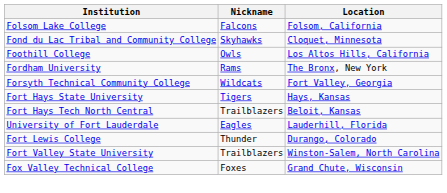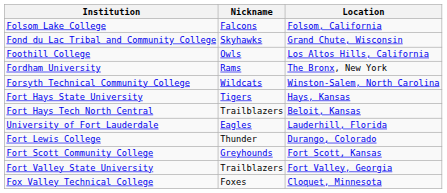(335, 40) Cloquet, Minnesota -> (345, 40) Grand Chute, Wisconsin
(340, 82) Fort Valley, Georgia -> (363, 82) Winston-Salem, North Carolina
+ row: (80, 153)
(363, 153) Winston-Salem, North Carolina -> (340, 168) Fort Valley, Georgia
(345, 168) Grand Chute, Wisconsin -> (335, 182) Cloquet, Minnesota
